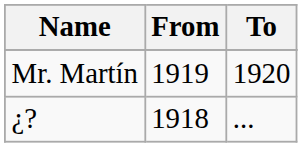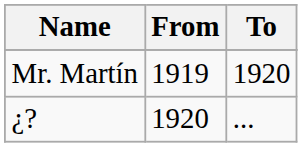(180, 118) 1918 -> (180, 118) 1920
